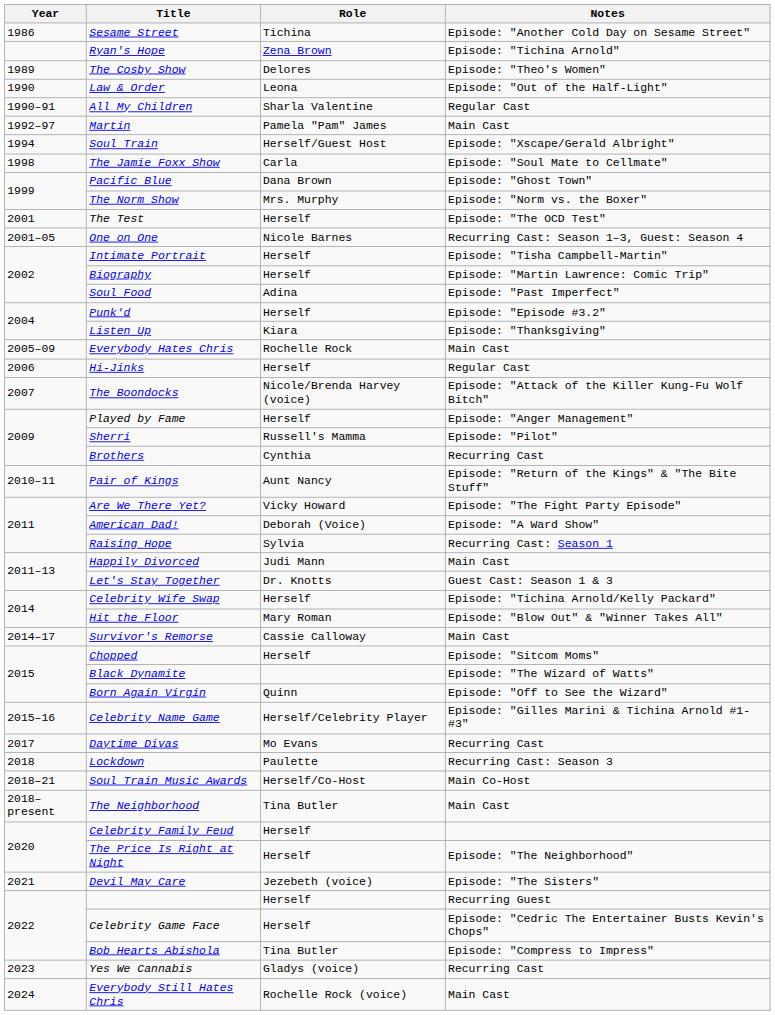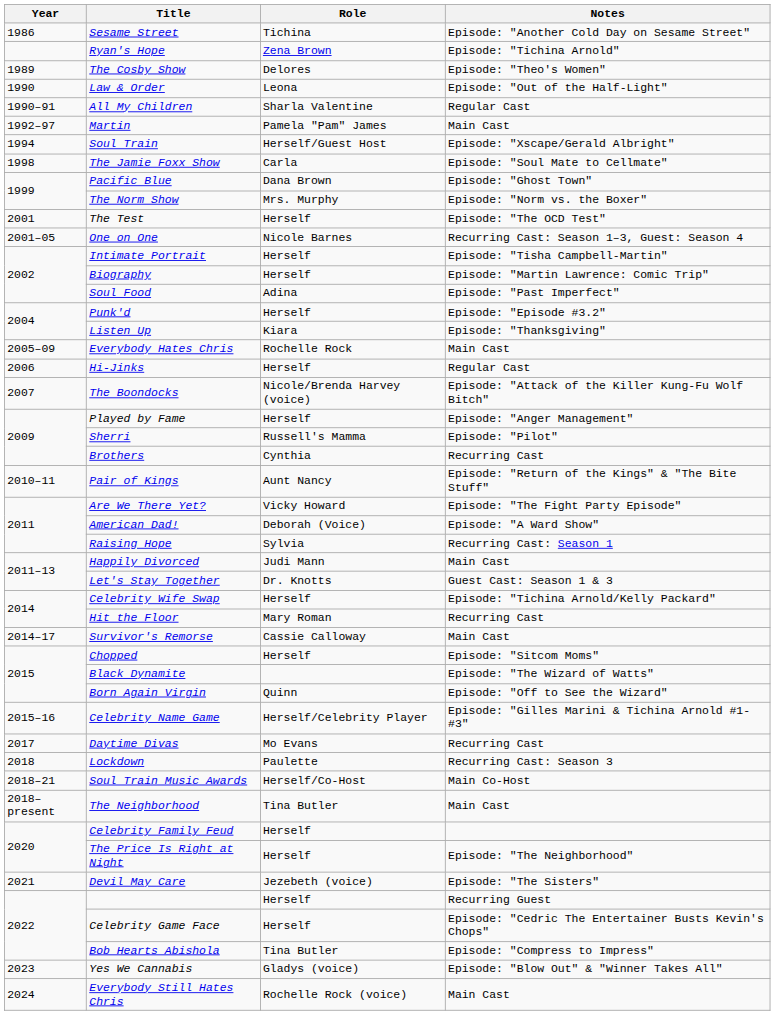(585, 618) Episode: "Blow Out" & "Winner Takes All" -> (496, 618) Recurring Cast
(496, 969) Recurring Cast -> (585, 969) Episode: "Blow Out" & "Winner Takes All"
